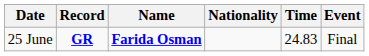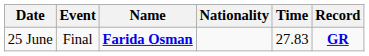columns swapped: (342, 16) <-> (82, 16)
(301, 39) 24.83 -> (292, 39) 27.83
